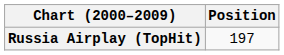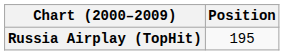(242, 39) 197 -> (242, 39) 195
